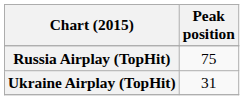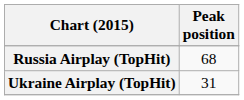(209, 58) 75 -> (209, 58) 68
